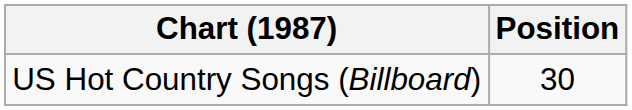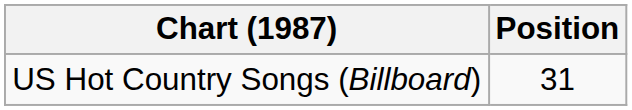(557, 79) 30 -> (557, 79) 31
